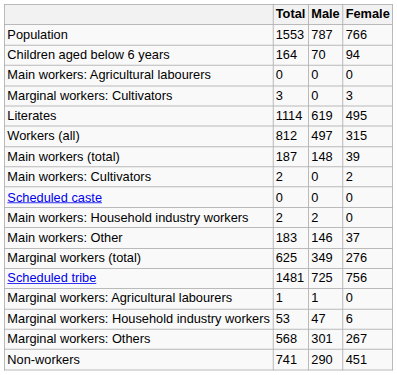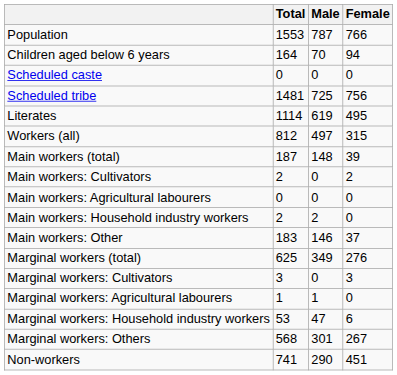rows swapped: (55, 197) <-> (109, 75)
rows swapped: (52, 278) <-> (90, 95)
